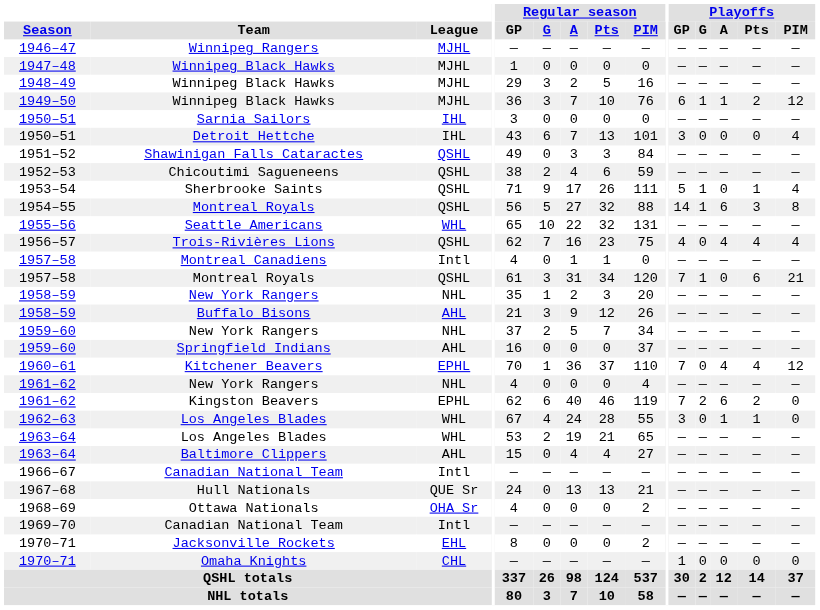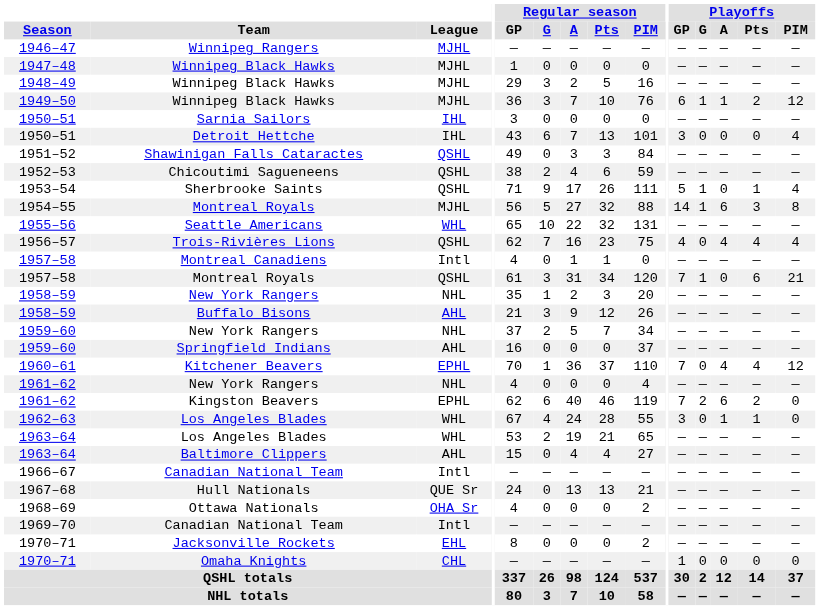(454, 207) QSHL -> (454, 207) MJHL
